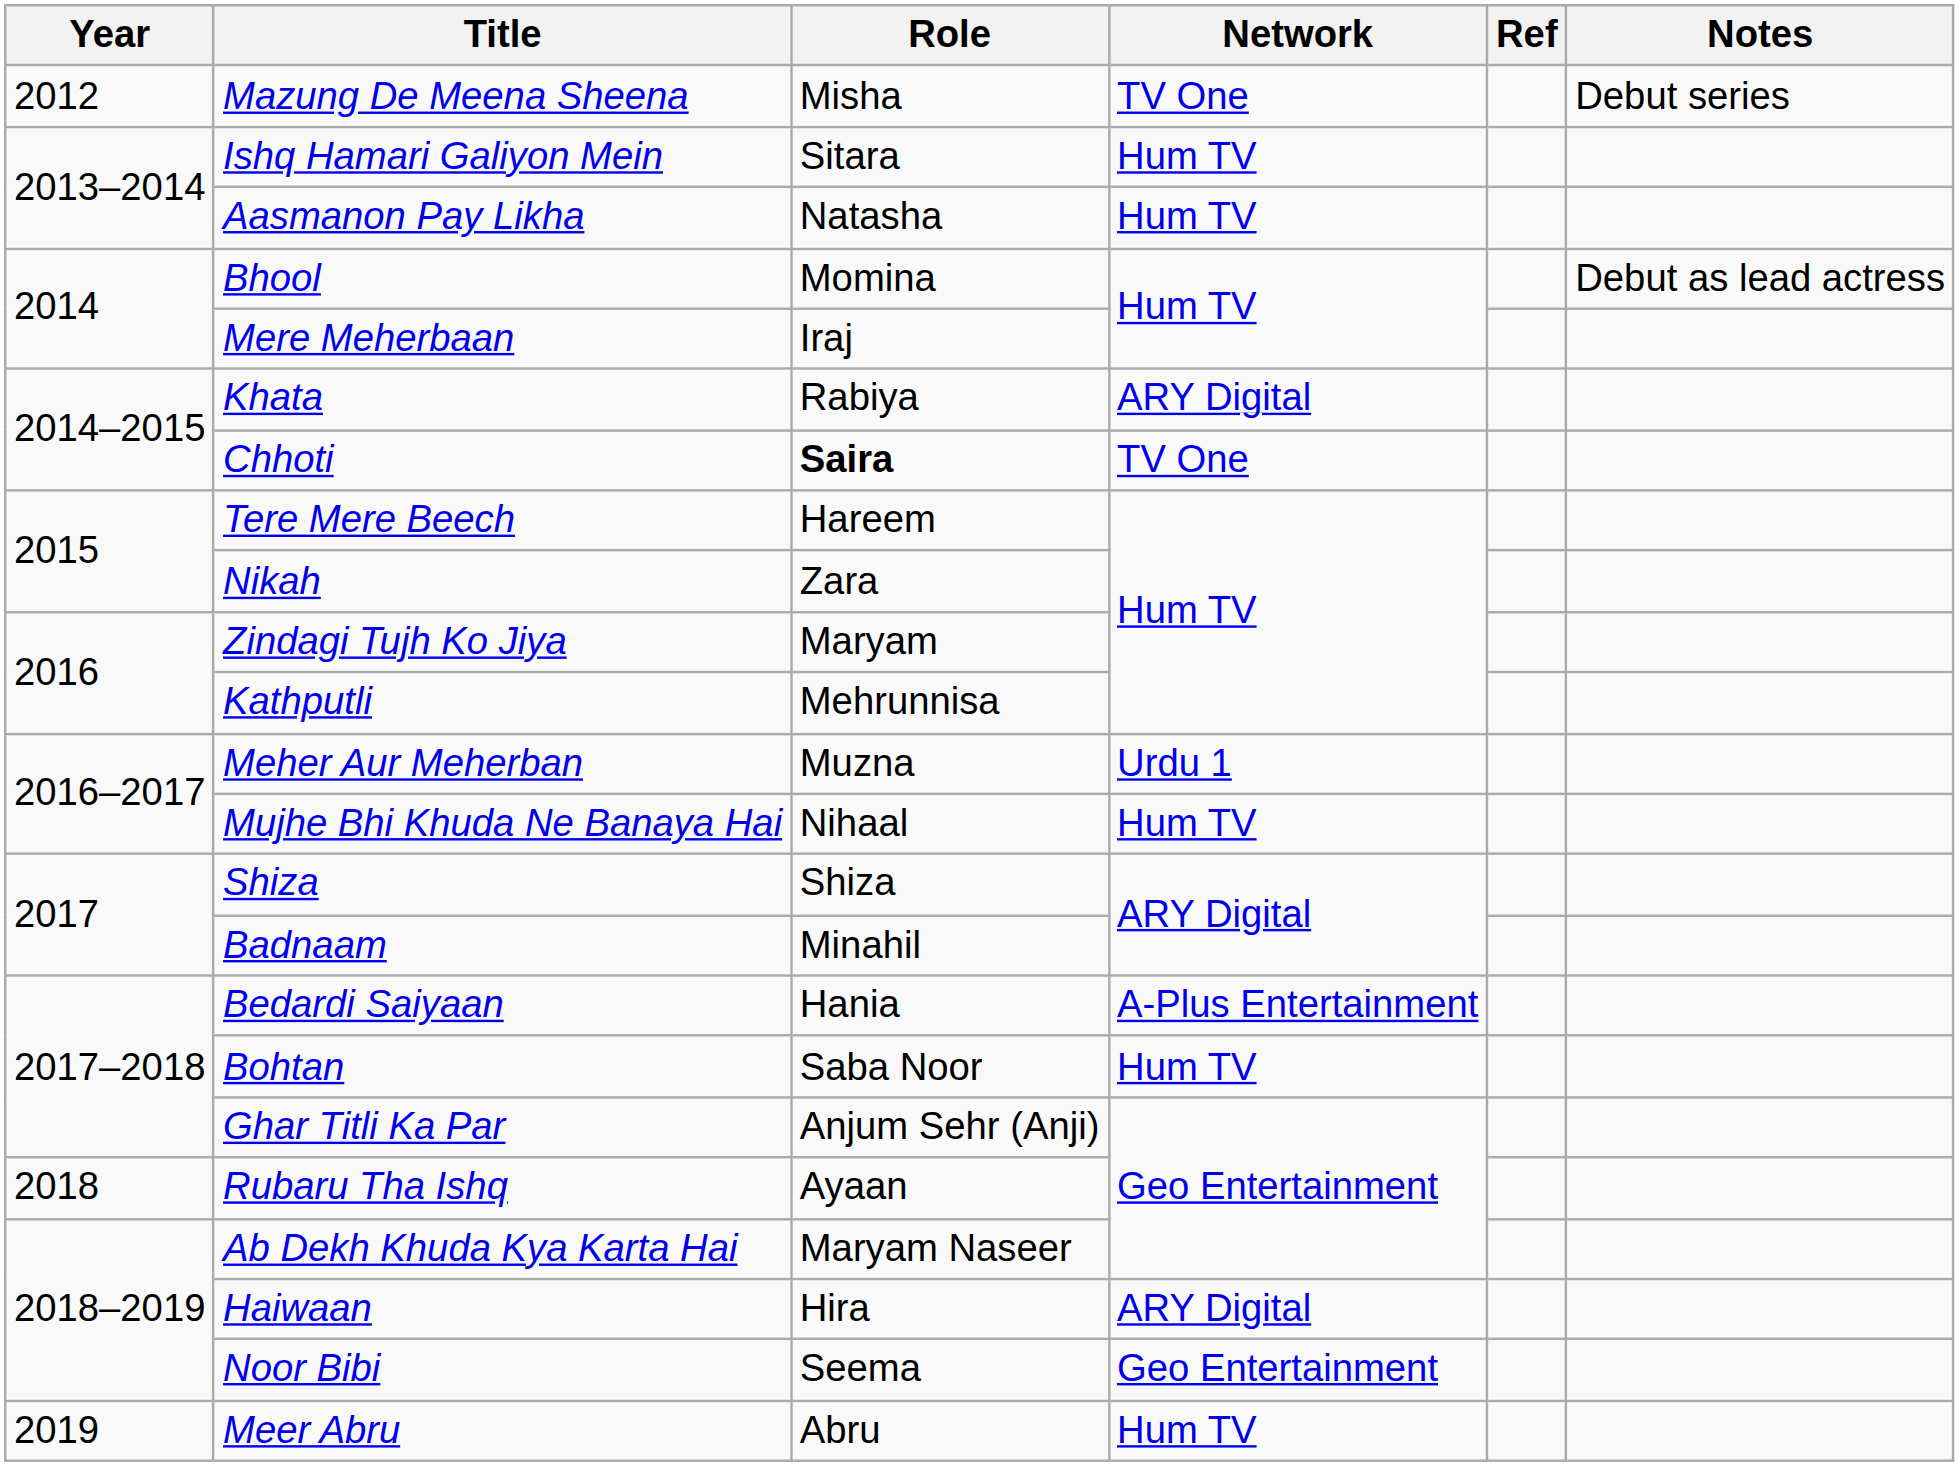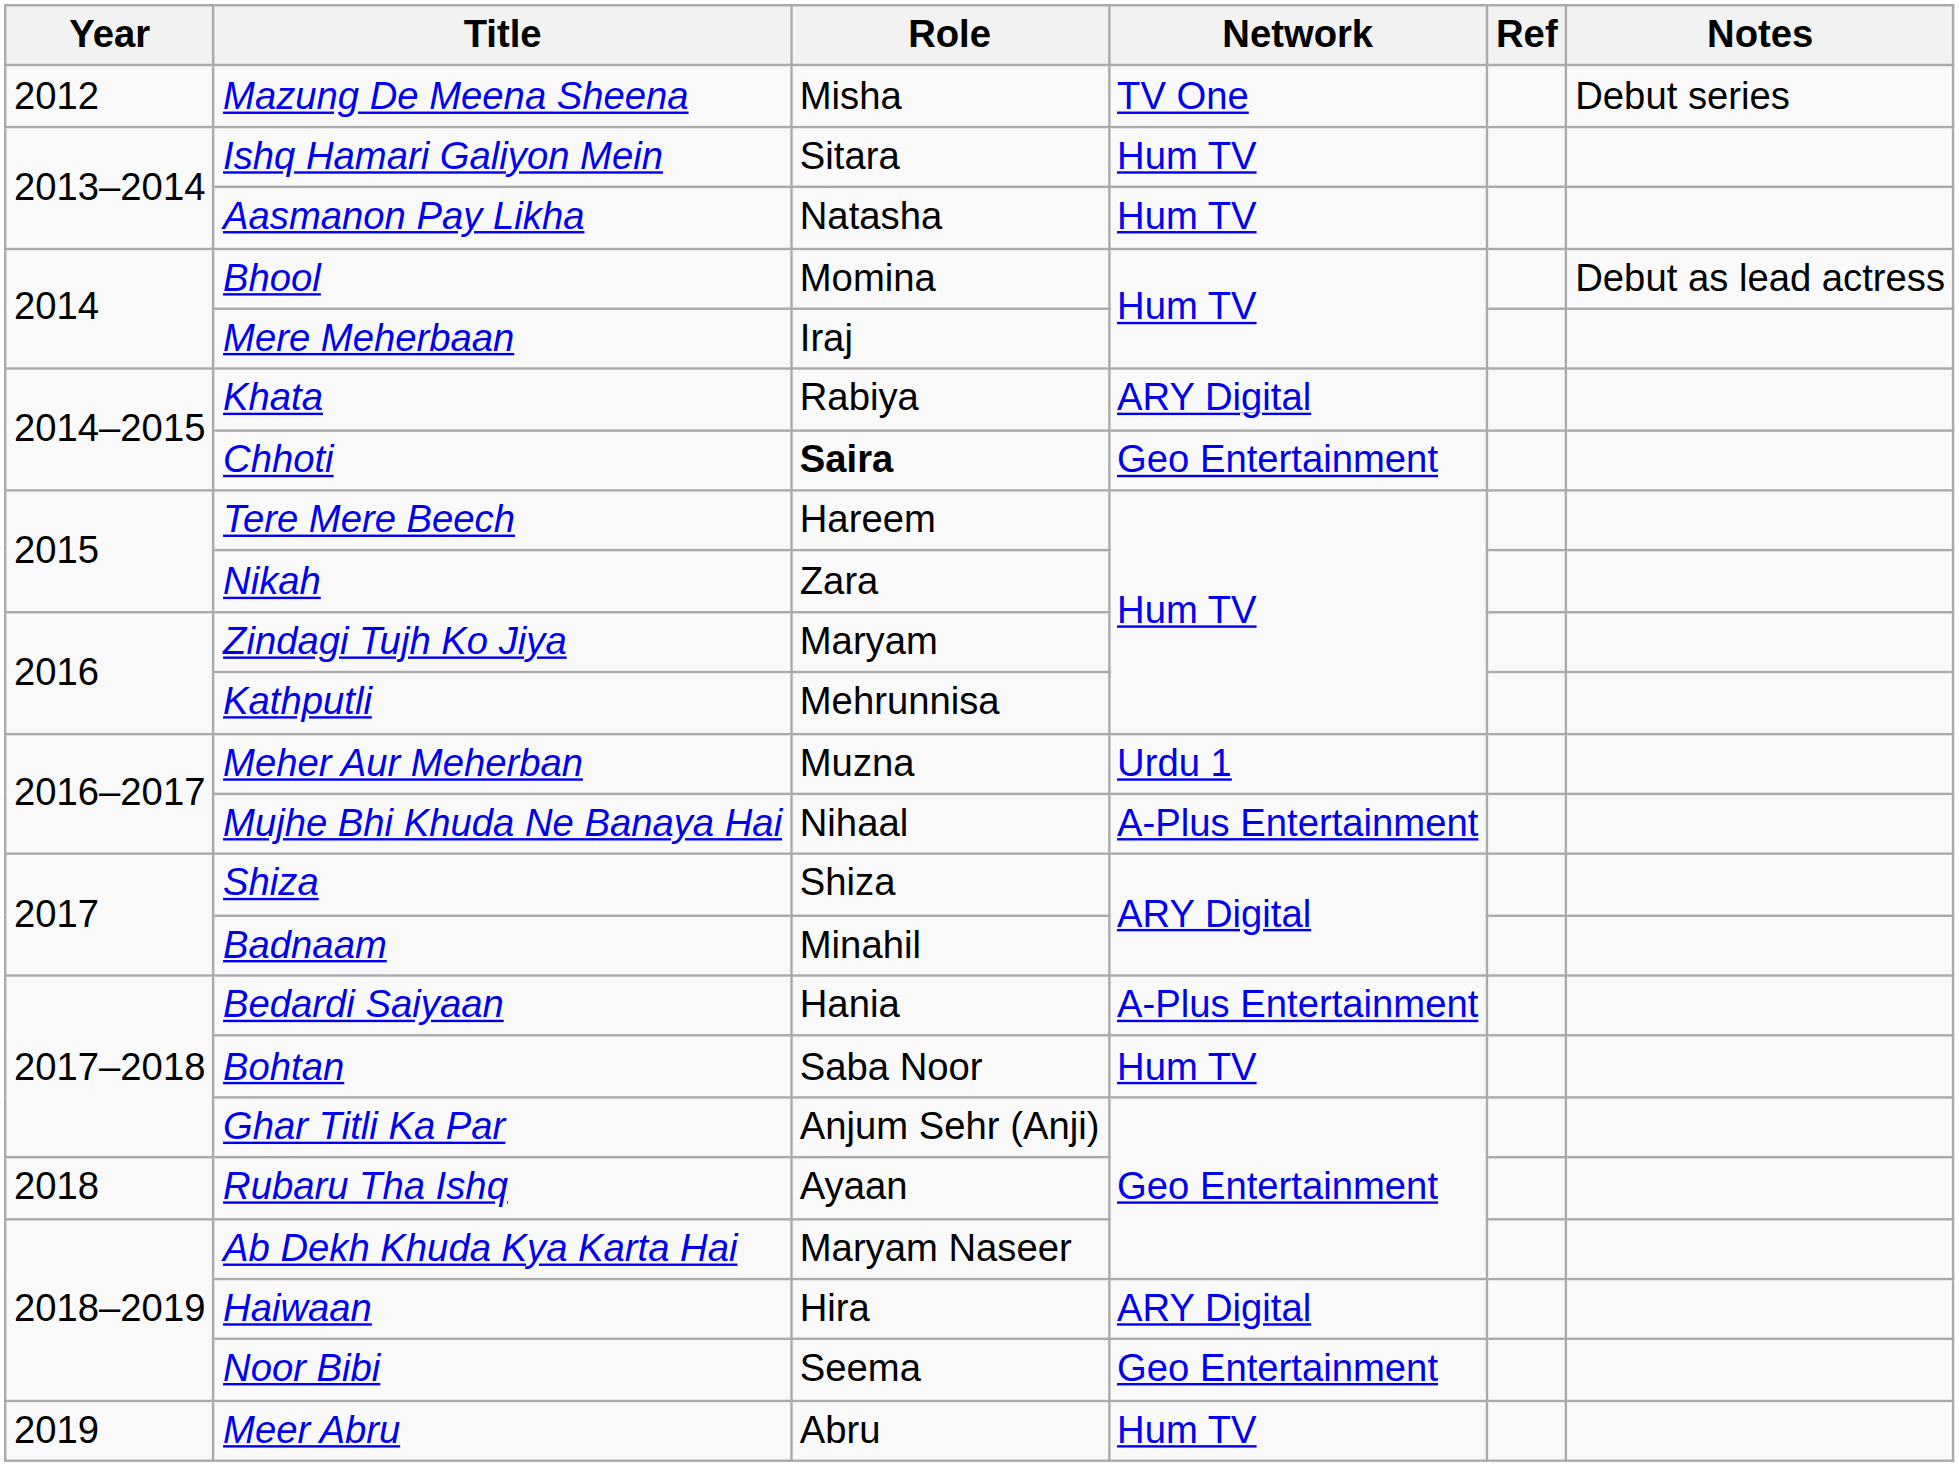(1183, 459) TV One -> (1278, 459) Geo Entertainment
(1187, 823) Hum TV -> (1298, 823) A-Plus Entertainment
